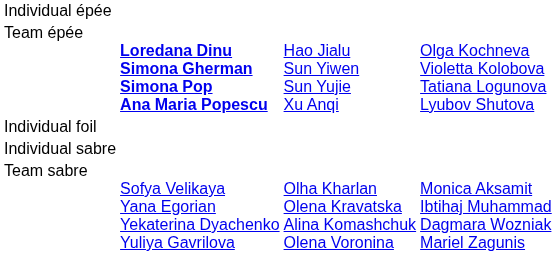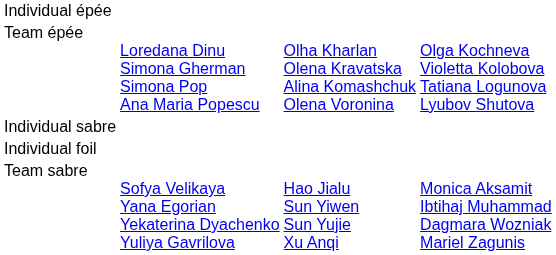(194, 78) bold -> (190, 78) normal
(321, 78) Hao Jialu Sun Yiwen Sun Yujie Xu Anqi -> (350, 78) Olha Kharlan Olena Kravatska Alina Komashchuk Olena Voronina
rows swapped: (50, 126) <-> (60, 148)
(350, 216) Olha Kharlan Olena Kravatska Alina Komashchuk Olena Voronina -> (321, 216) Hao Jialu Sun Yiwen Sun Yujie Xu Anqi
